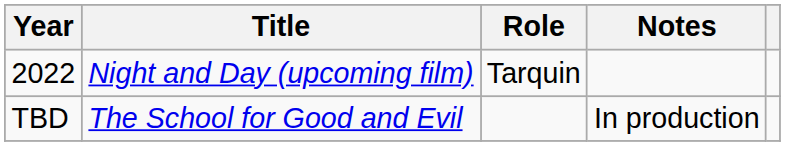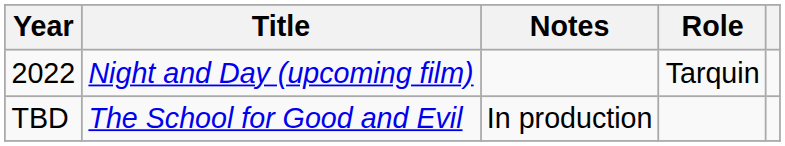columns swapped: (534, 27) <-> (677, 27)
